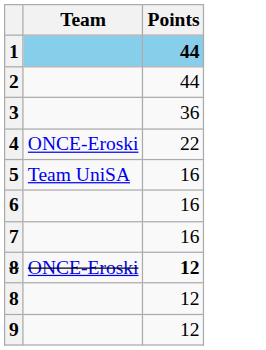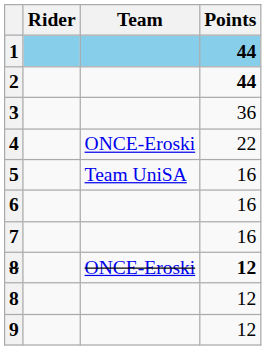+ column: (52, 19)
(190, 81) normal -> (246, 81) bold
